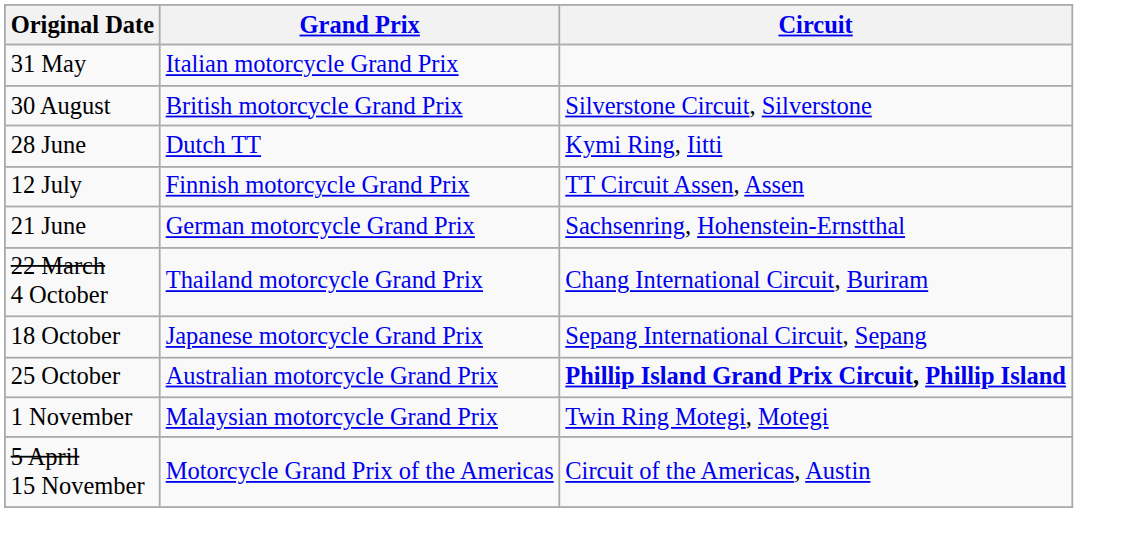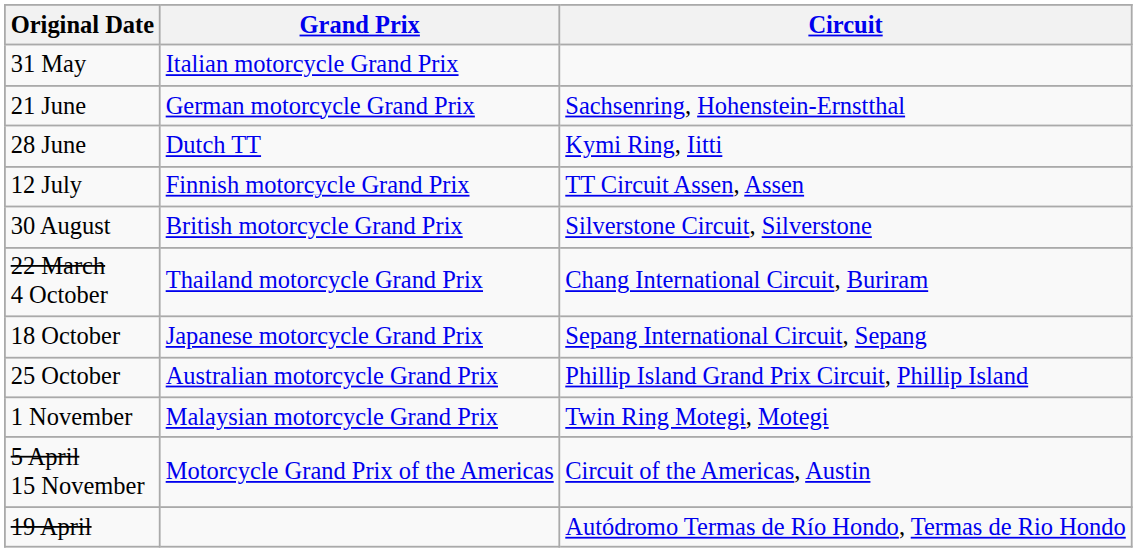rows swapped: (48, 226) <-> (61, 105)
(816, 376) bold -> (797, 376) normal
+ row: (51, 526)
